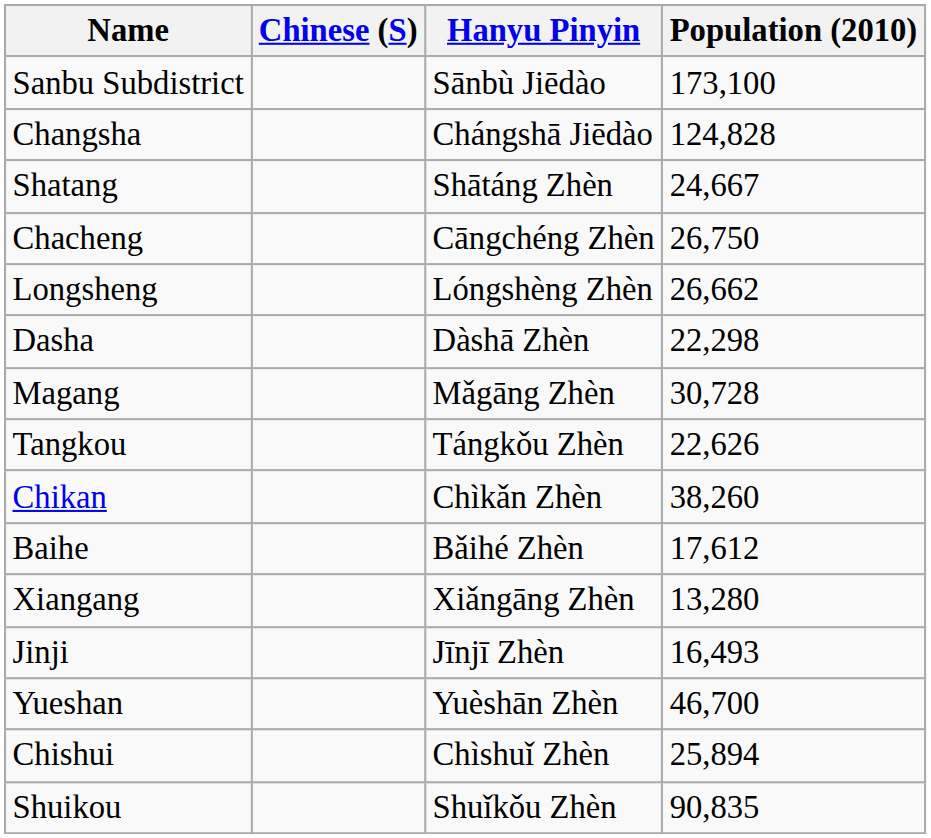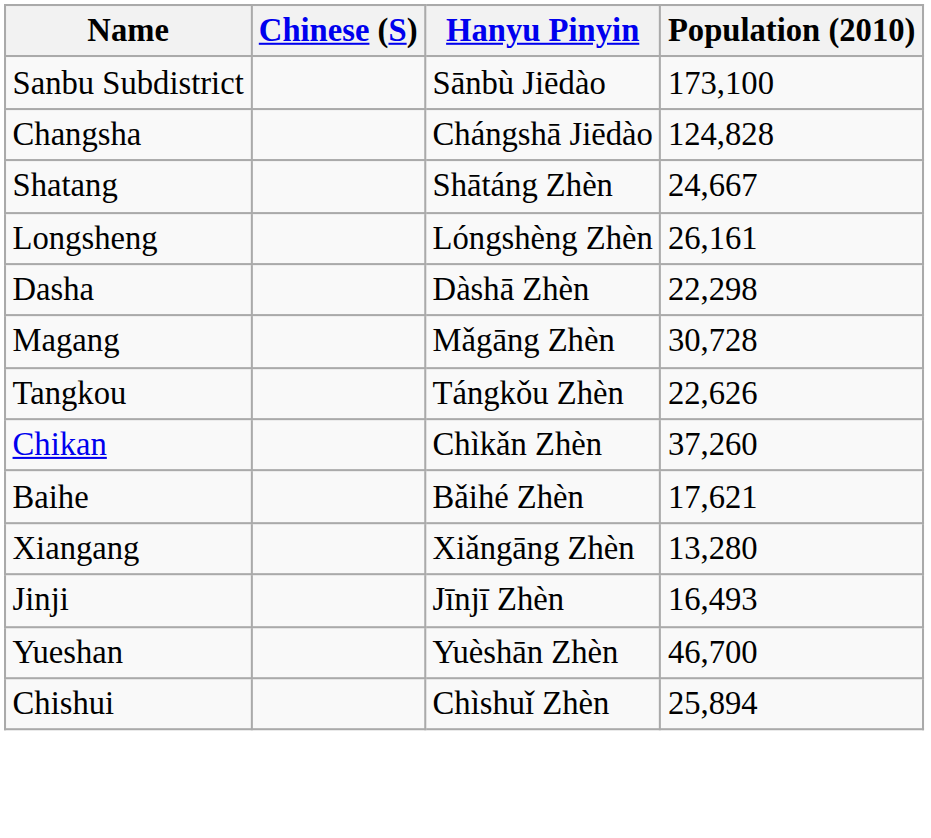- row: (78, 237)
(715, 289) 26,662 -> (713, 237) 26,161
(715, 496) 38,260 -> (713, 444) 37,260
(715, 548) 17,612 -> (713, 496) 17,621
- row: (67, 806)
